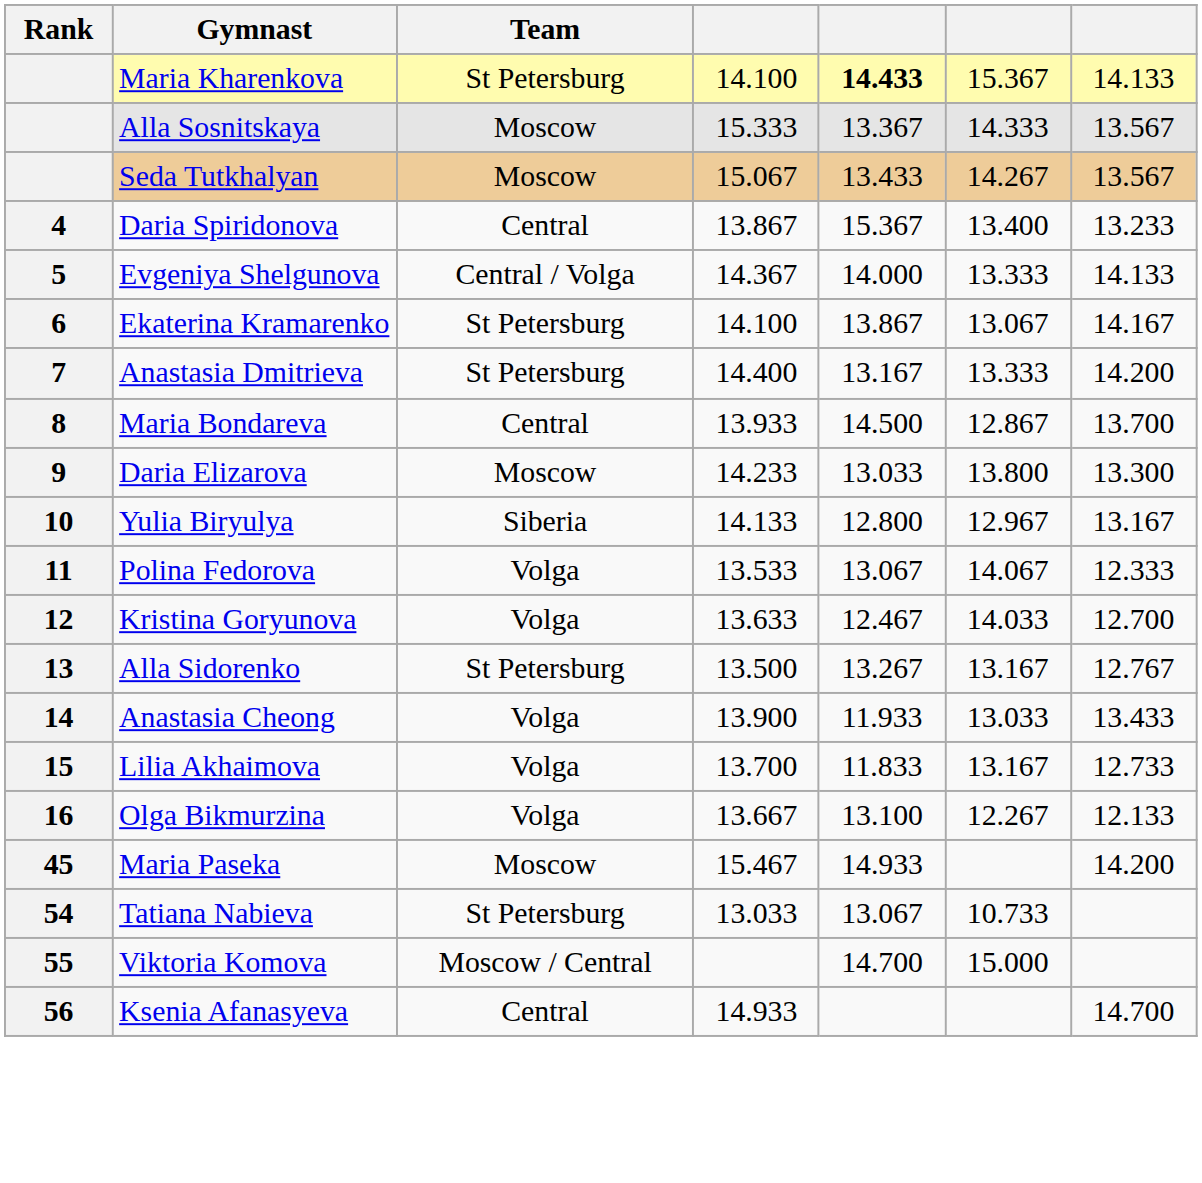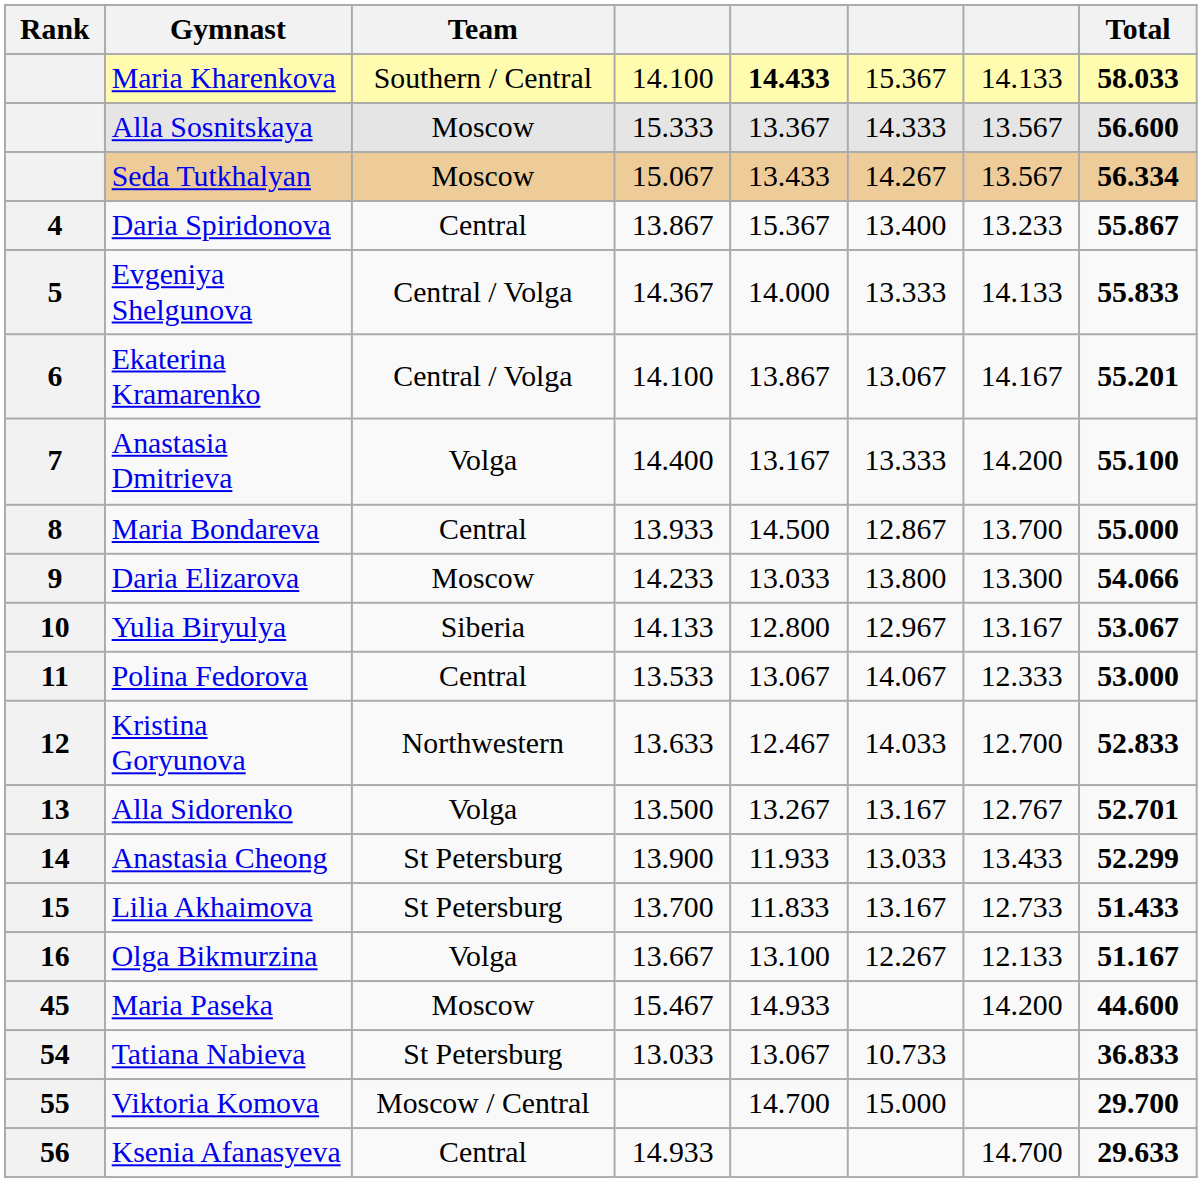+ column: (1138, 29)
(545, 78) St Petersburg -> (483, 78) Southern / Central
(545, 323) St Petersburg -> (483, 376) Central / Volga
(545, 373) St Petersburg -> (483, 461) Volga
(545, 569) Volga -> (483, 675) Central
(545, 618) Volga -> (483, 742) Northwestern
(545, 667) St Petersburg -> (483, 808) Volga
(545, 716) Volga -> (483, 858) St Petersburg
(545, 766) Volga -> (483, 907) St Petersburg
